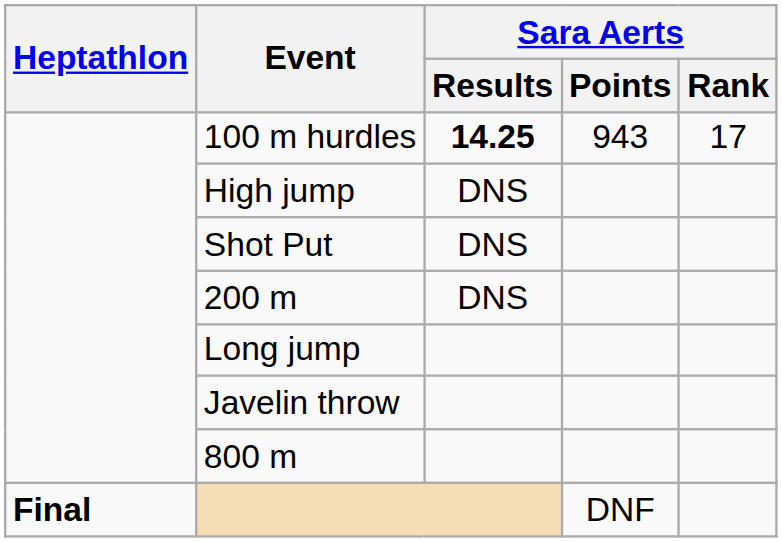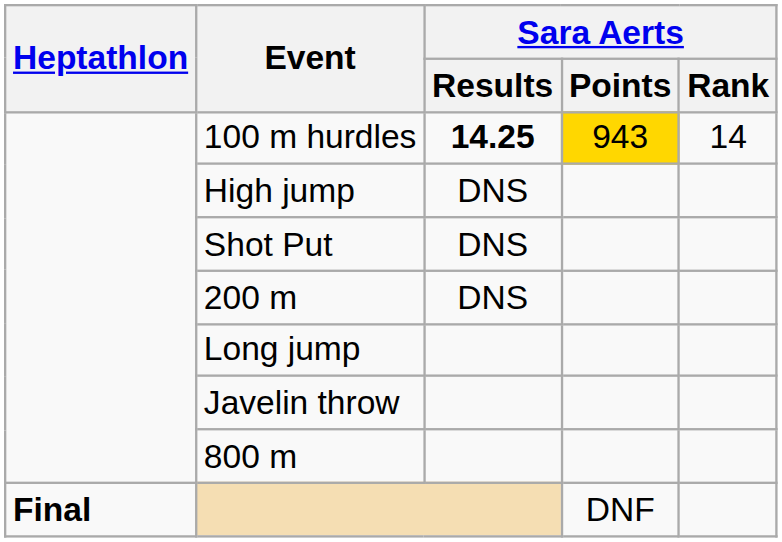(620, 138) no background -> (620, 138) gold background
(728, 138) 17 -> (728, 138) 14
